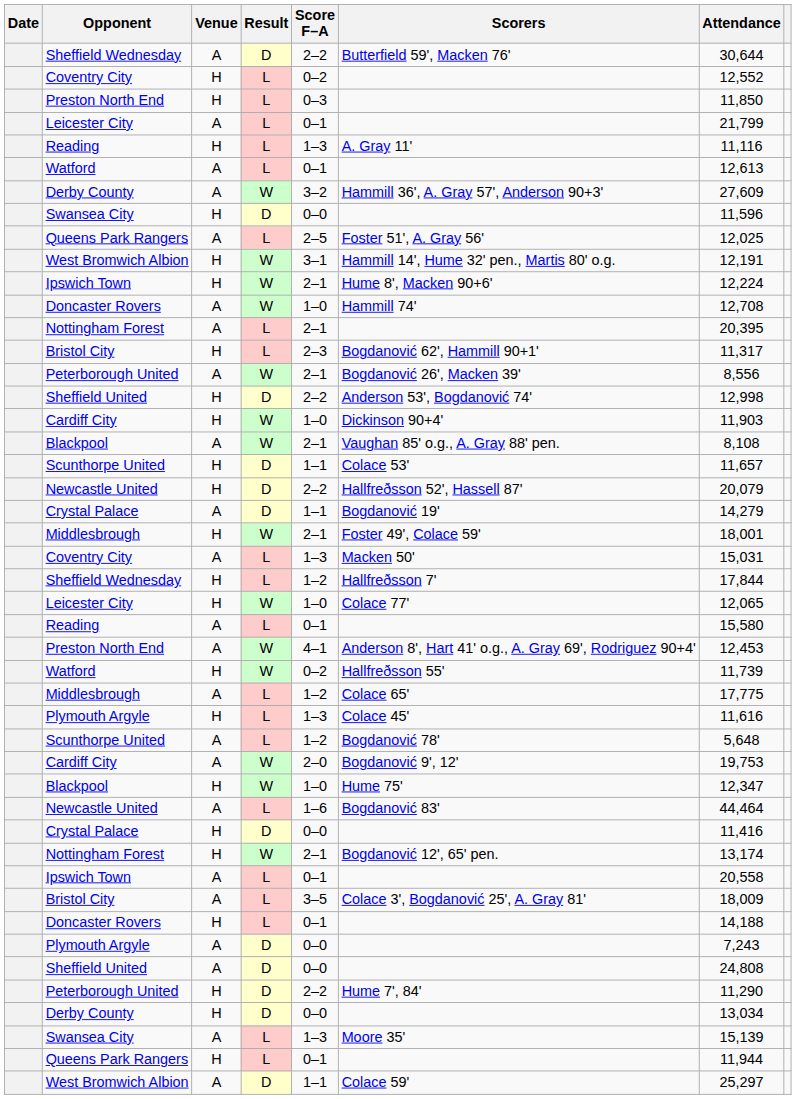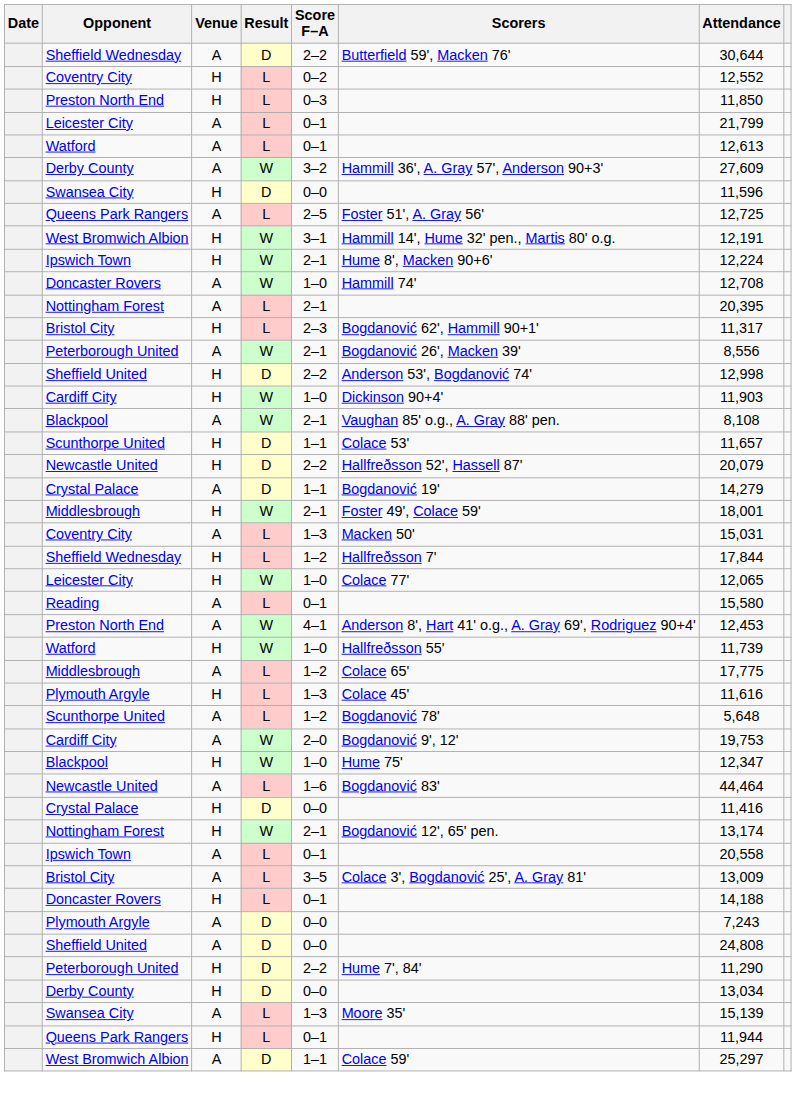- row: (72, 146)
(742, 237) 12,025 -> (742, 214) 12,725
(315, 671) 0–2 -> (315, 648) 1–0
(742, 899) 18,009 -> (742, 877) 13,009
